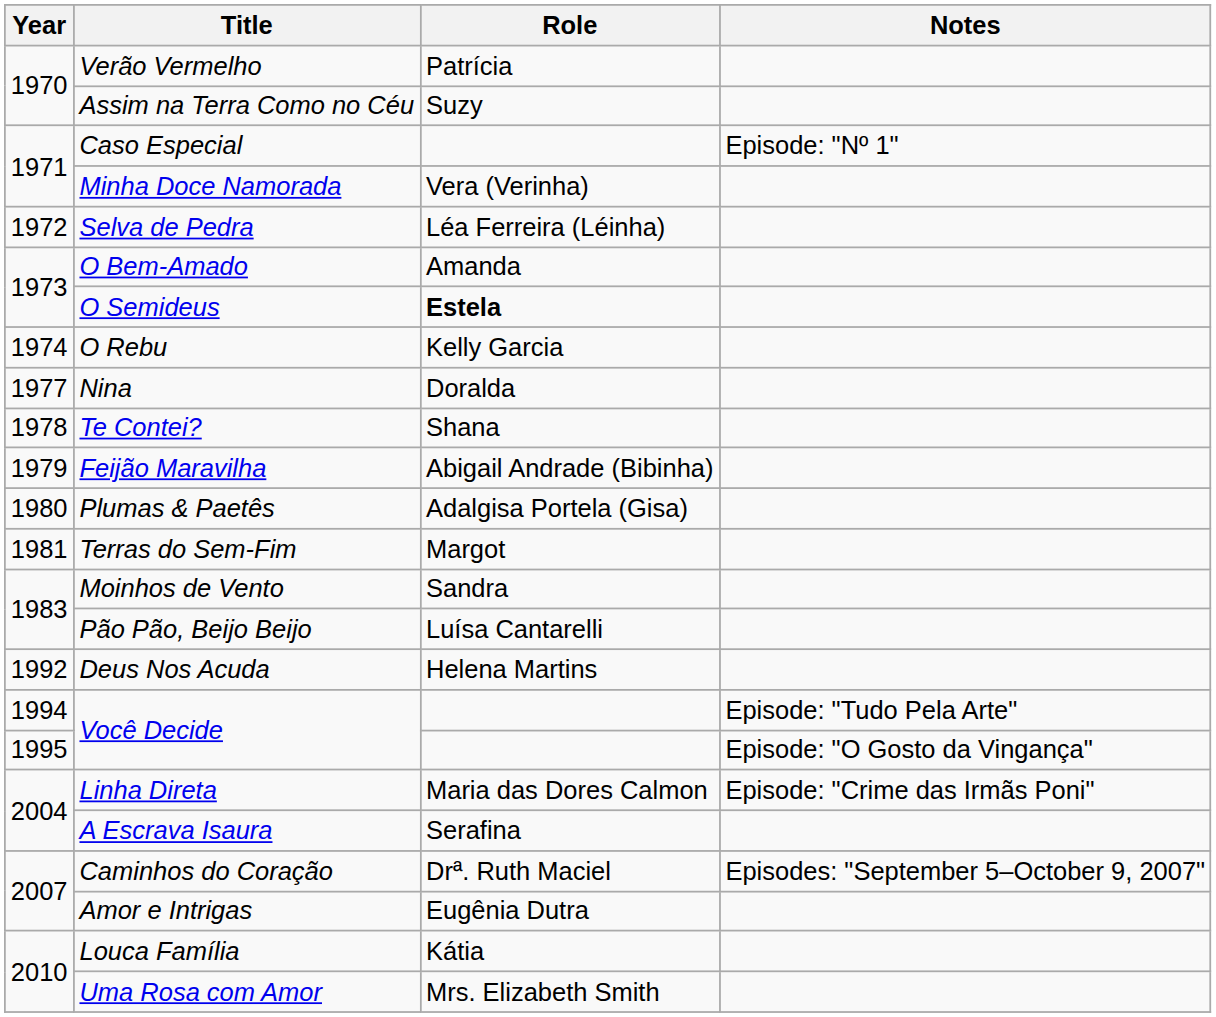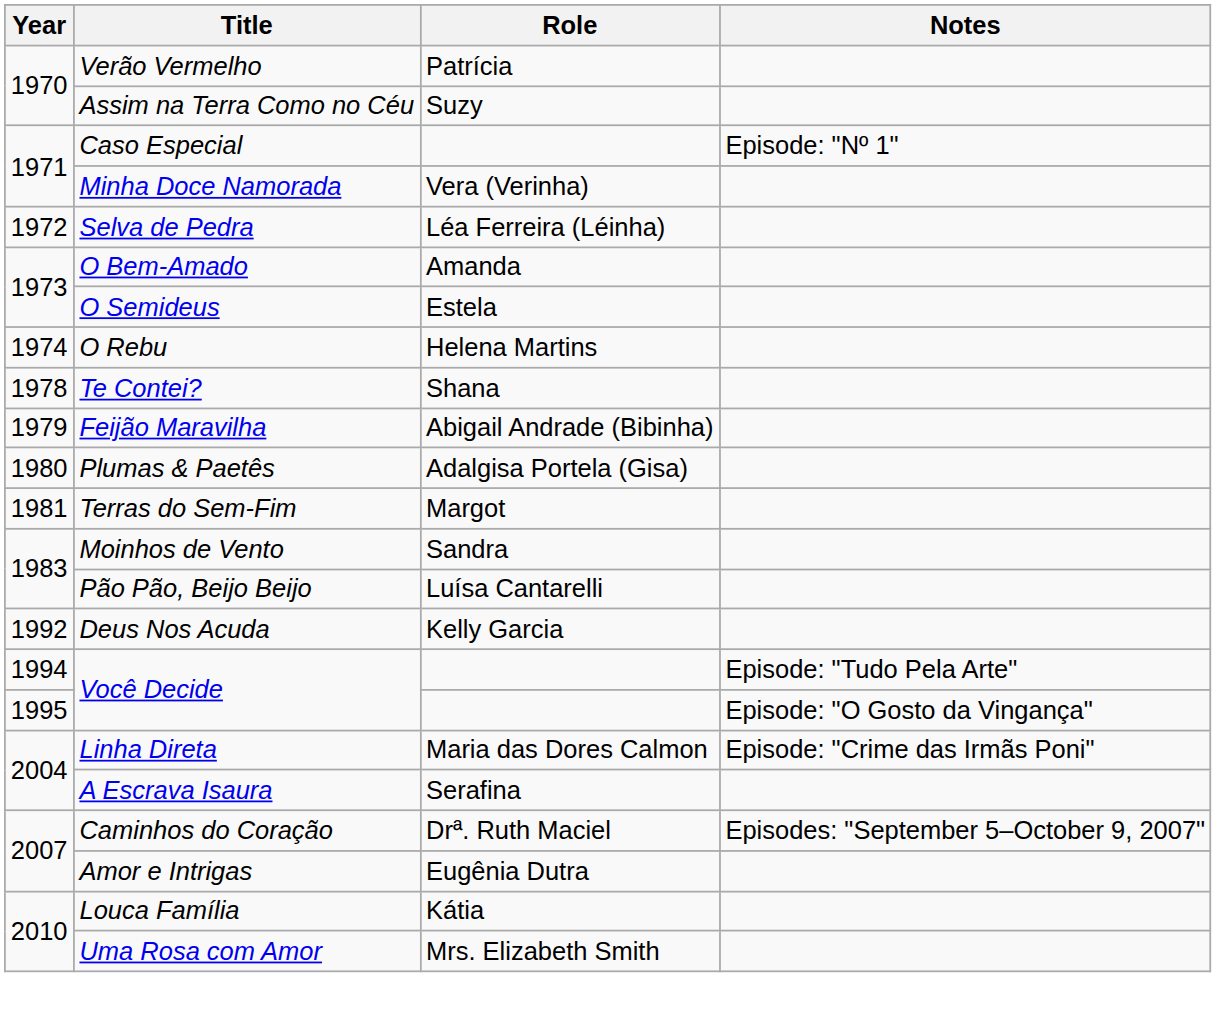(464, 307) bold -> (461, 307) normal
(495, 348) Kelly Garcia -> (512, 348) Helena Martins
- row: (39, 388)
(512, 670) Helena Martins -> (495, 629) Kelly Garcia
